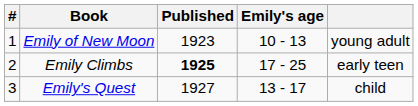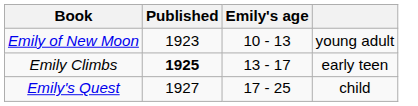- column: (12, 16)
(283, 64) 17 - 25 -> (267, 64) 13 - 17
(283, 88) 13 - 17 -> (267, 88) 17 - 25
